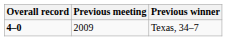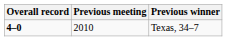(83, 28) 2009 -> (83, 28) 2010
